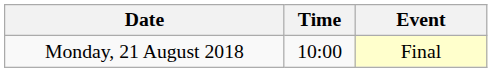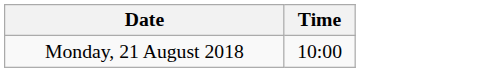- column: (421, 20)
